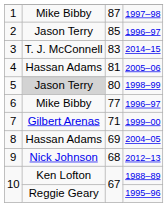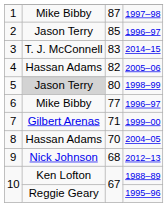(114, 67) 81 -> (114, 67) 82
(114, 139) 69 -> (114, 139) 70
